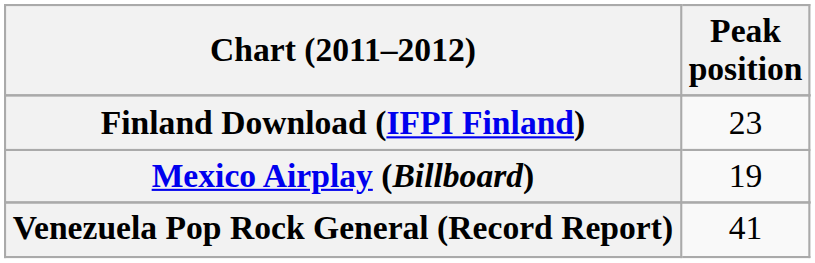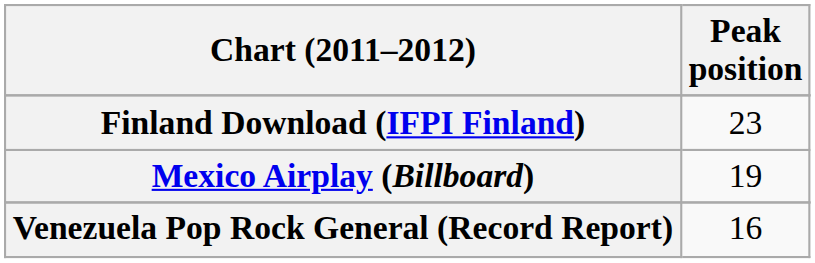(746, 228) 41 -> (746, 228) 16
